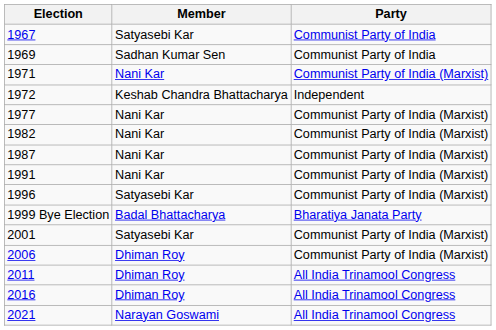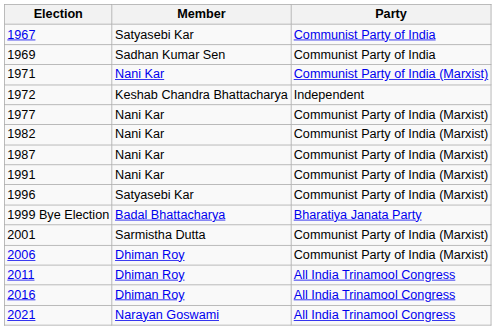(154, 235) Satyasebi Kar -> (160, 235) Sarmistha Dutta
